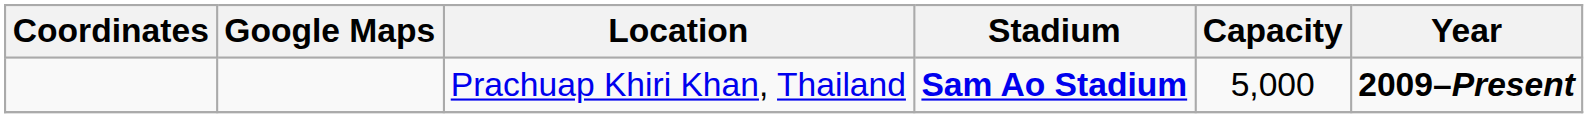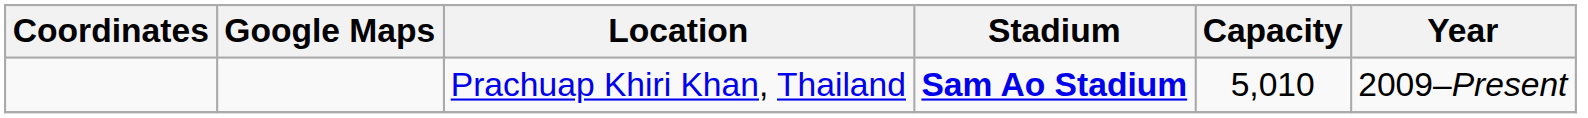(1273, 84) 5,000 -> (1273, 84) 5,010
(1467, 84) bold -> (1463, 84) normal
